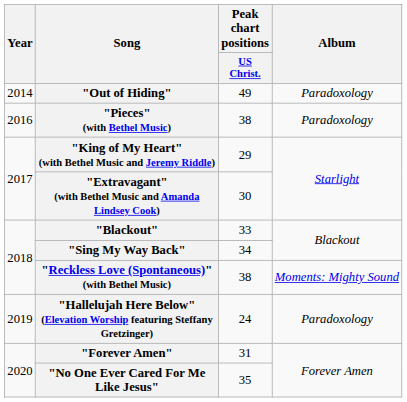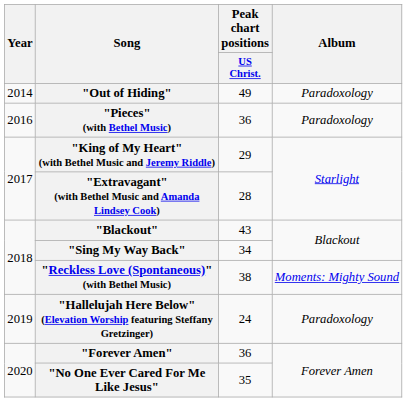(245, 120) 38 -> (245, 120) 36
(245, 196) 30 -> (245, 196) 28
(245, 230) 33 -> (245, 230) 43
(245, 353) 31 -> (245, 353) 36
